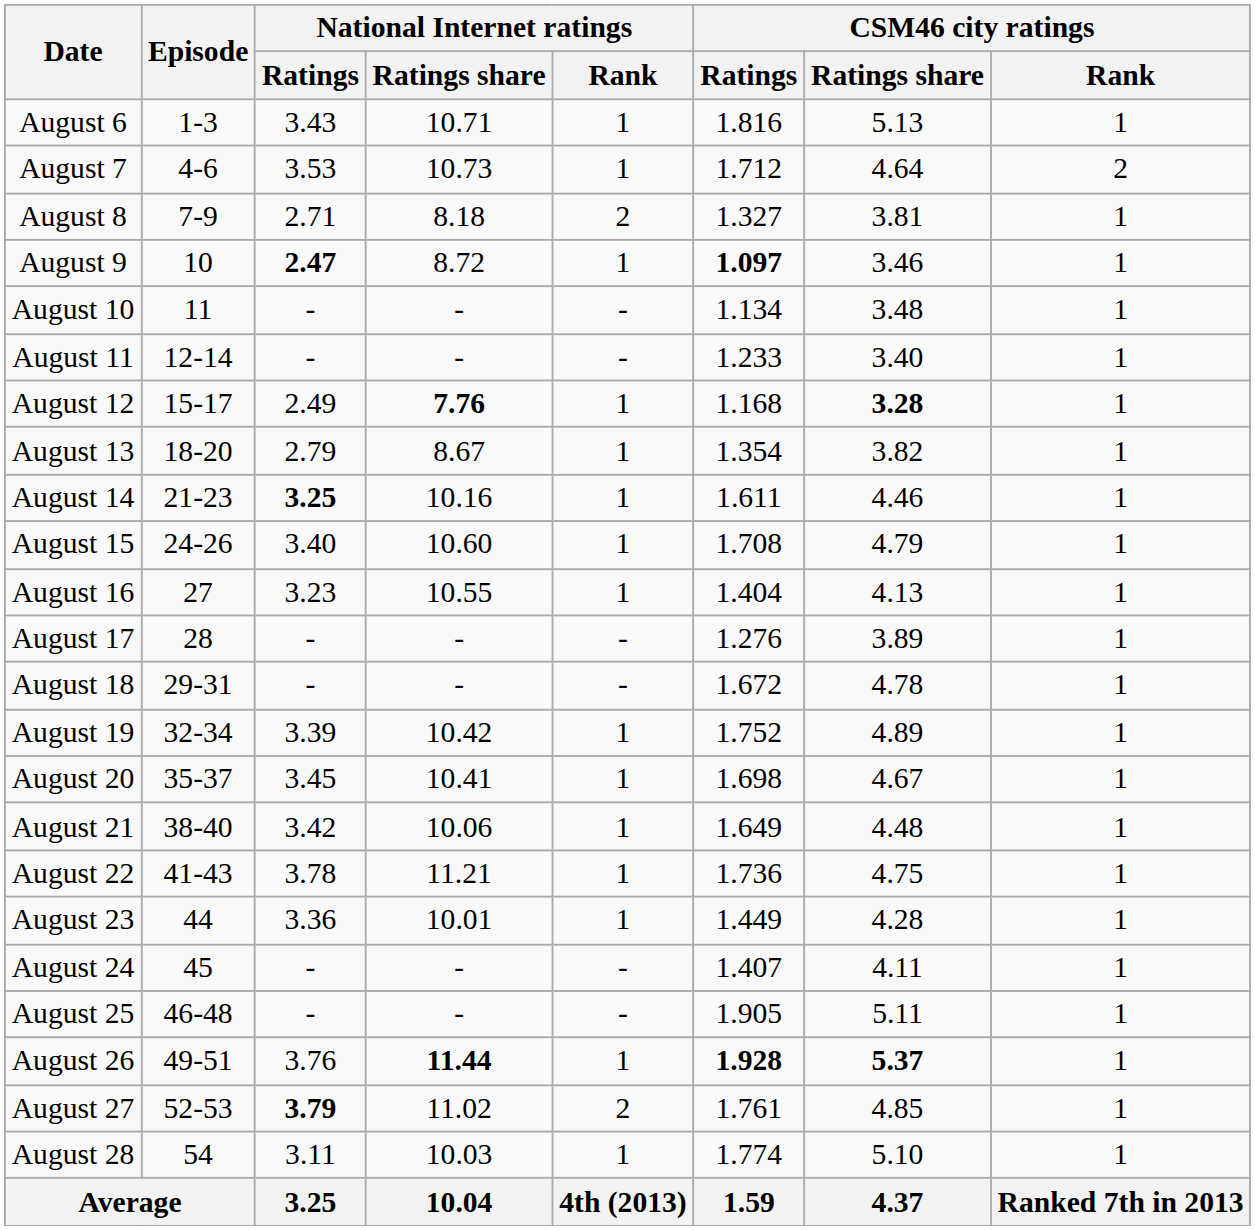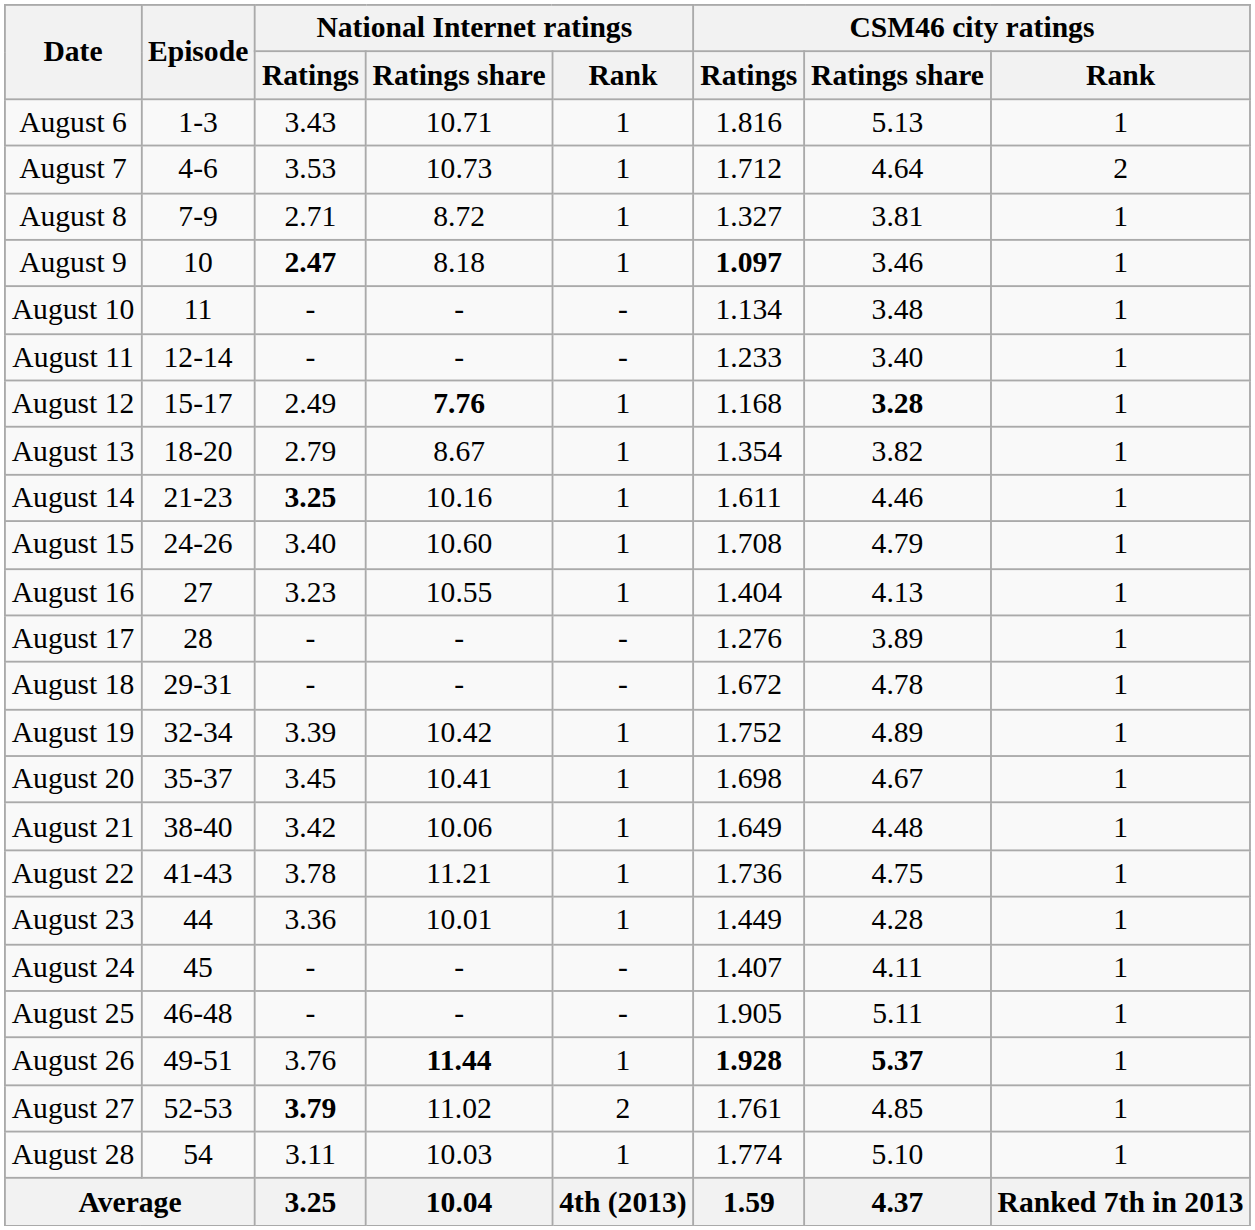(459, 215) 8.18 -> (459, 215) 8.72
(623, 215) 2 -> (623, 215) 1
(459, 262) 8.72 -> (459, 262) 8.18
